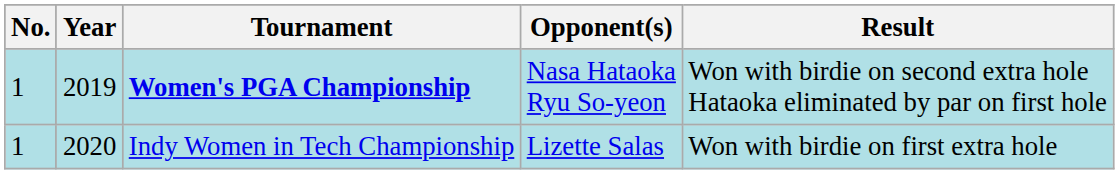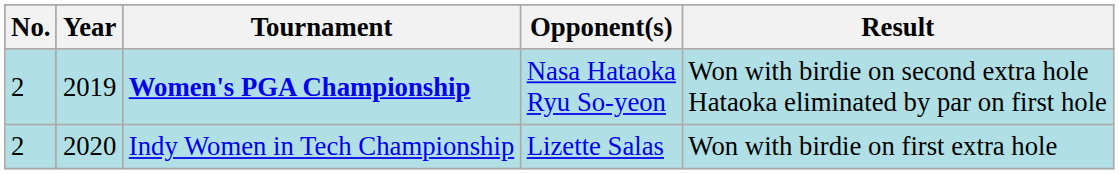(18, 86) 1 -> (18, 86) 2
(18, 146) 1 -> (18, 146) 2
